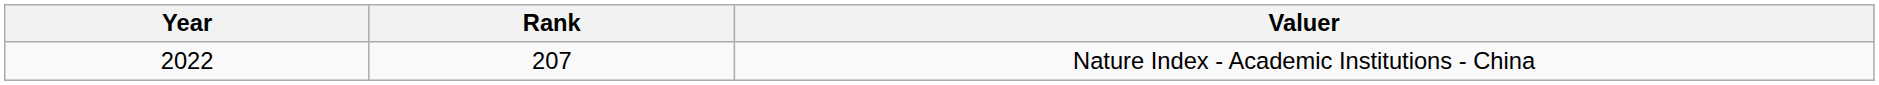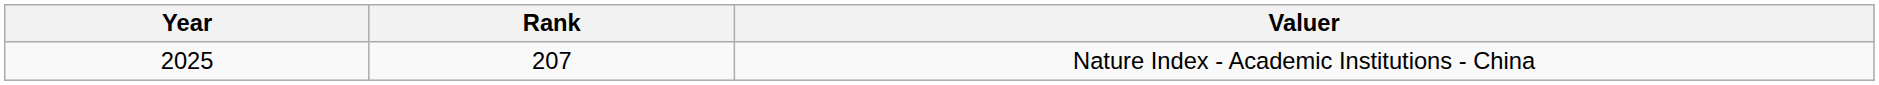(187, 60) 2022 -> (187, 60) 2025
